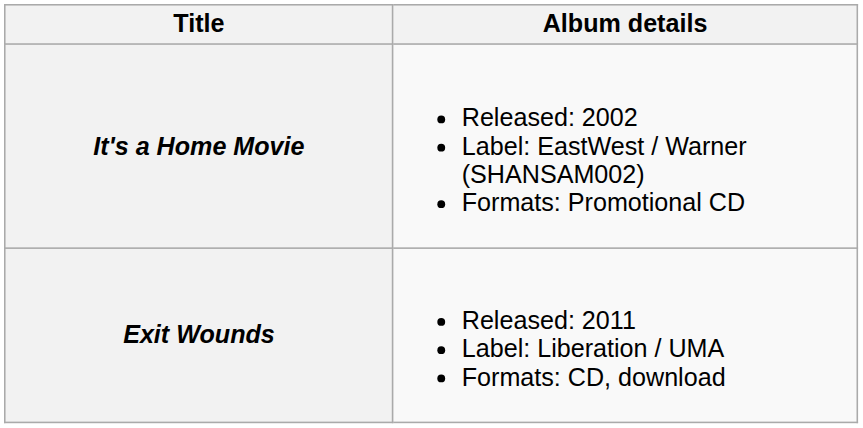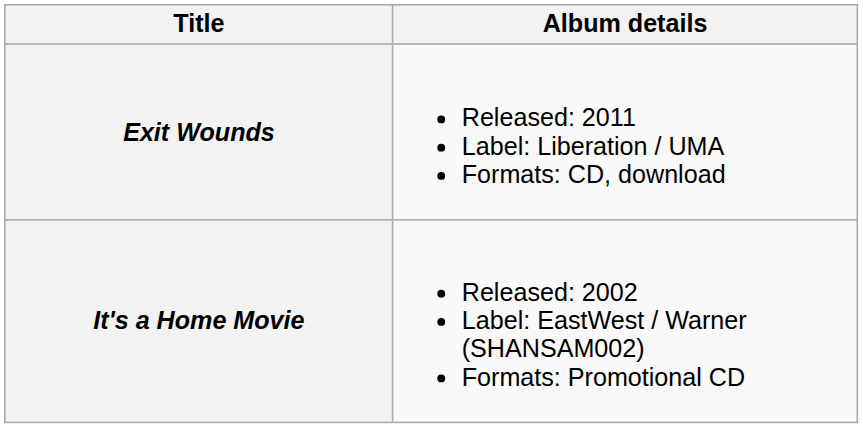rows swapped: (199, 145) <-> (199, 334)
